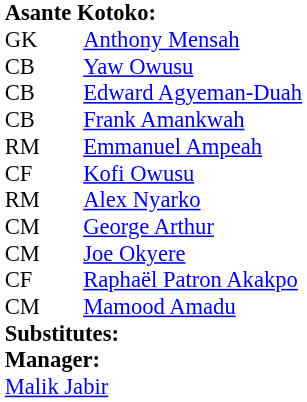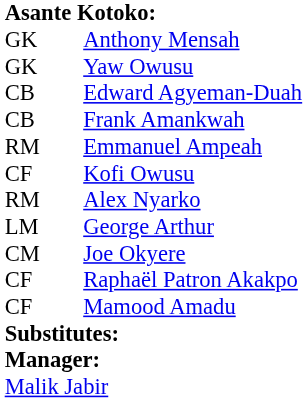(20, 66) CB -> (21, 66) GK
(22, 226) CM -> (22, 226) LM
(22, 306) CM -> (19, 306) CF
